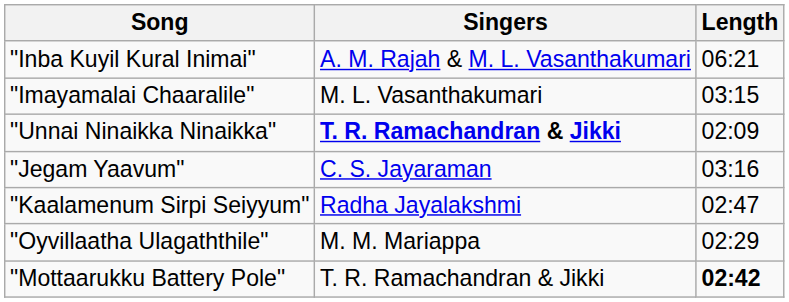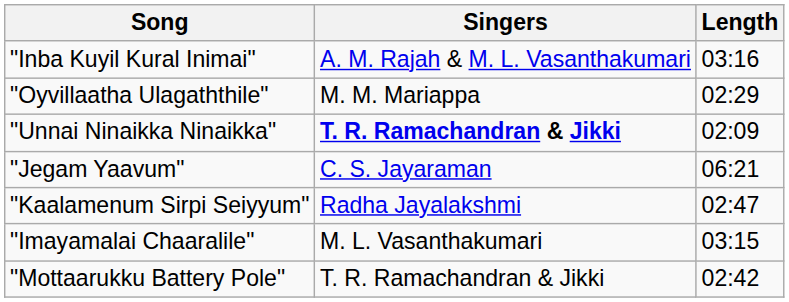(730, 59) 06:21 -> (730, 59) 03:16
rows swapped: (132, 95) <-> (139, 242)
(730, 168) 03:16 -> (730, 168) 06:21
(731, 278) bold -> (730, 278) normal
